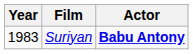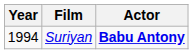(23, 37) 1983 -> (23, 37) 1994
